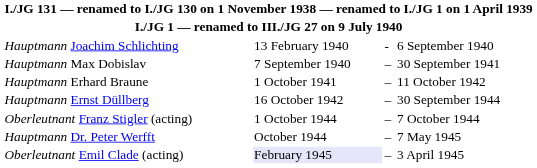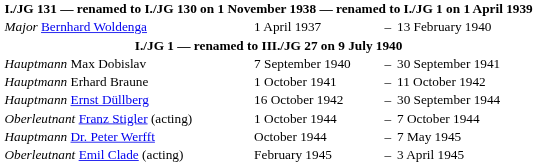+ row: (76, 27)
- row: (92, 45)
(293, 155) lavender background -> (293, 155) no background
